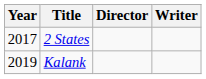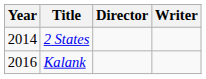(22, 39) 2017 -> (22, 39) 2014
(22, 62) 2019 -> (22, 62) 2016
